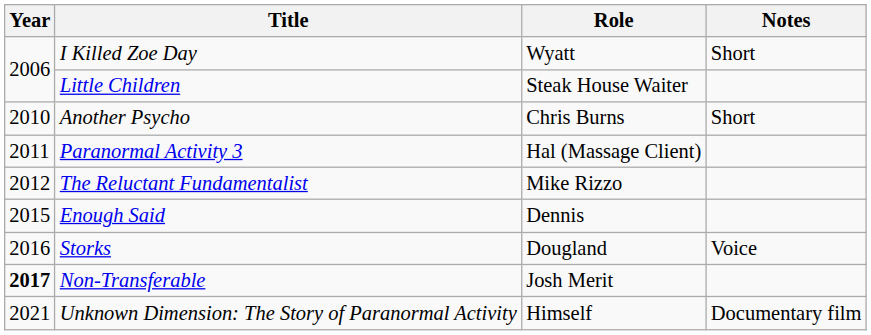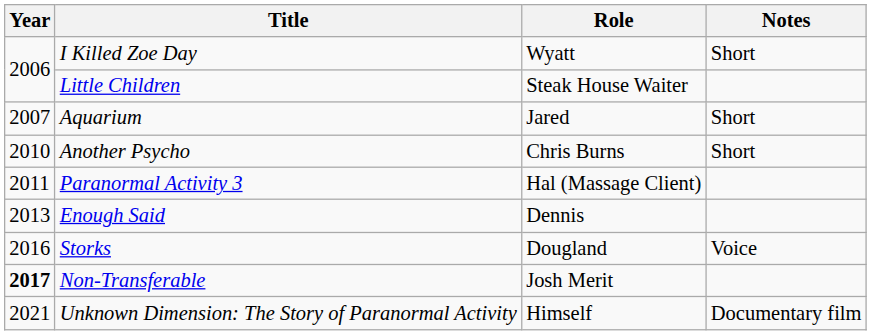+ row: (101, 118)
- row: (184, 183)
(30, 215) 2015 -> (30, 215) 2013
